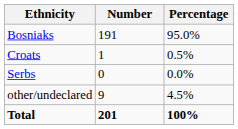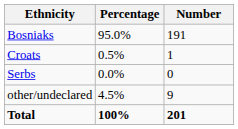columns swapped: (130, 14) <-> (199, 14)
